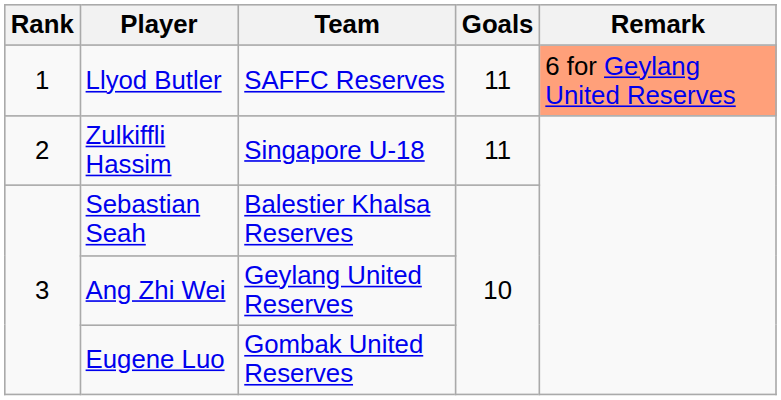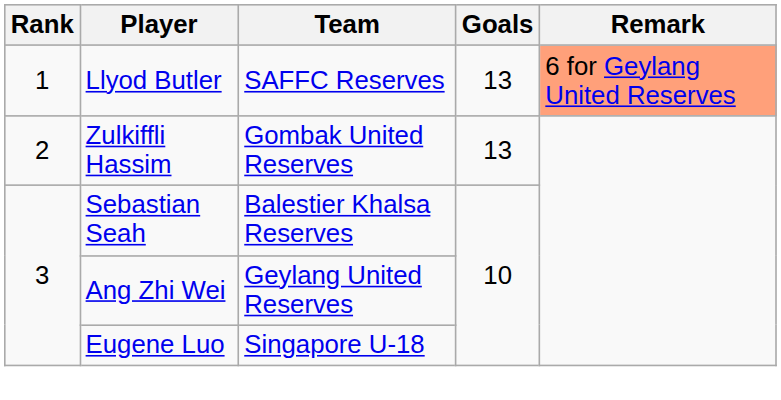(498, 80) 11 -> (498, 80) 13
(334, 150) Singapore U-18 -> (334, 150) Gombak United Reserves
(498, 150) 11 -> (498, 150) 13
(334, 359) Gombak United Reserves -> (334, 345) Singapore U-18
